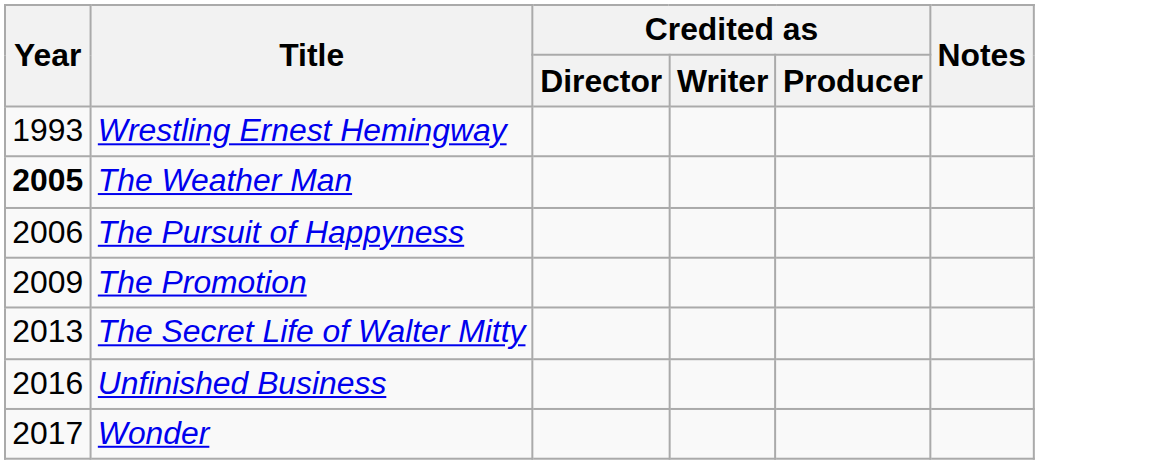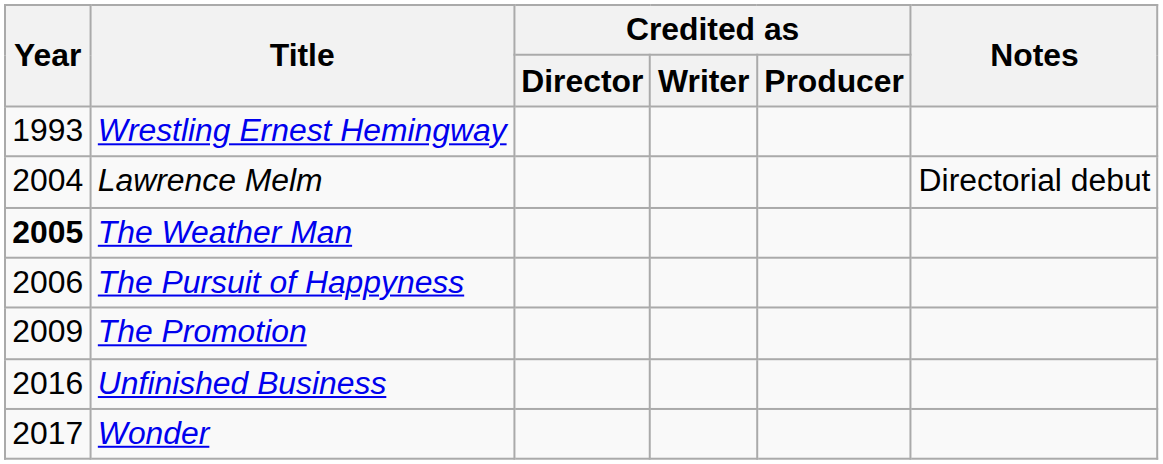+ row: (210, 181)
- row: (312, 332)
